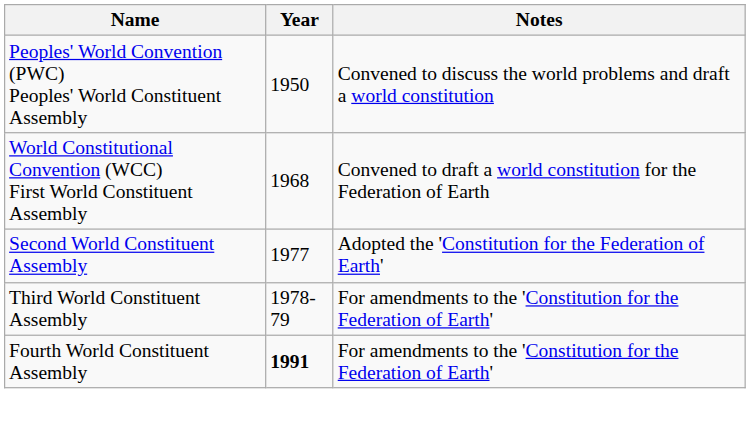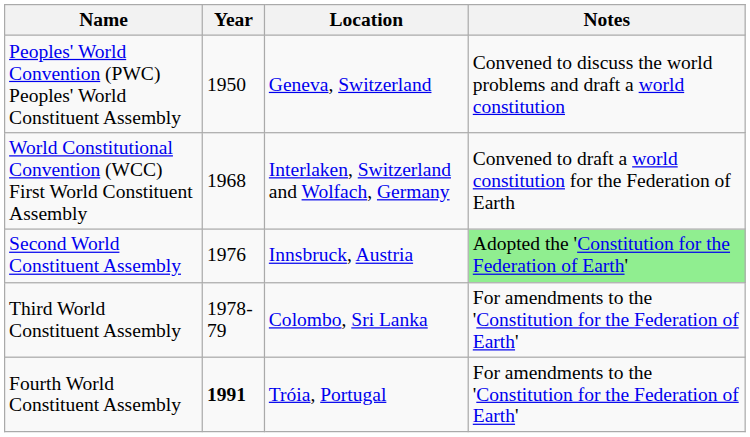+ column: (366, 19)
(290, 255) 1977 -> (227, 255) 1976
(521, 255) no background -> (601, 255) lightgreen background
